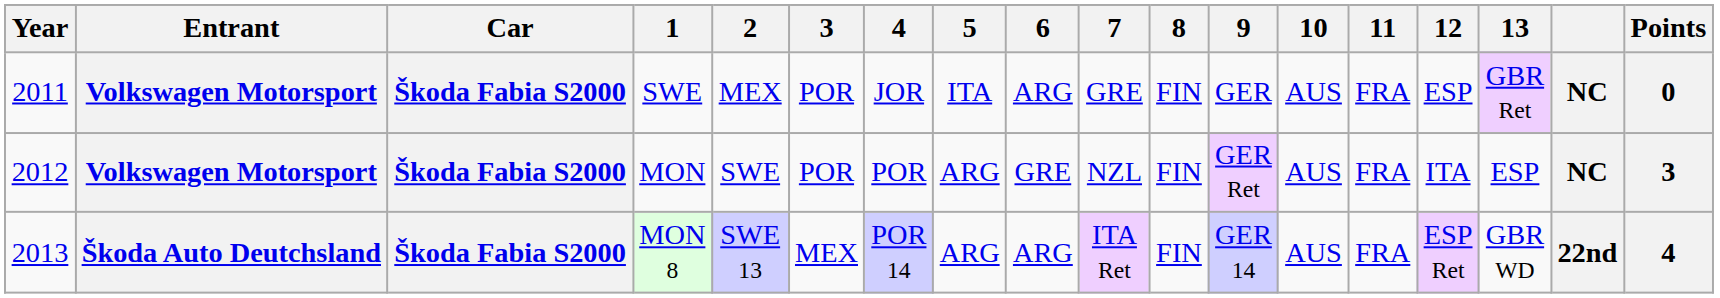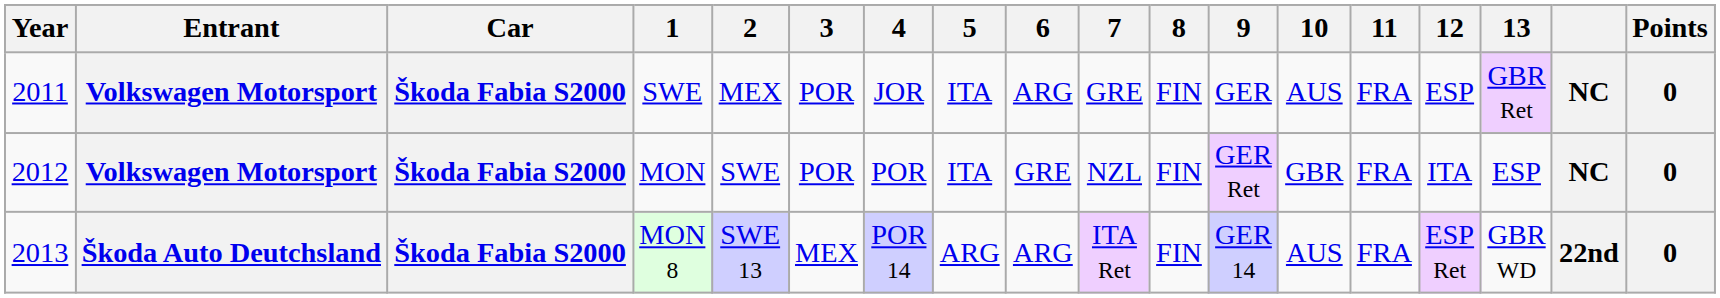(970, 172) ARG -> (970, 172) ITA
(1314, 172) AUS -> (1314, 172) GBR
(1668, 172) 3 -> (1670, 172) 0
(1668, 252) 4 -> (1670, 252) 0
